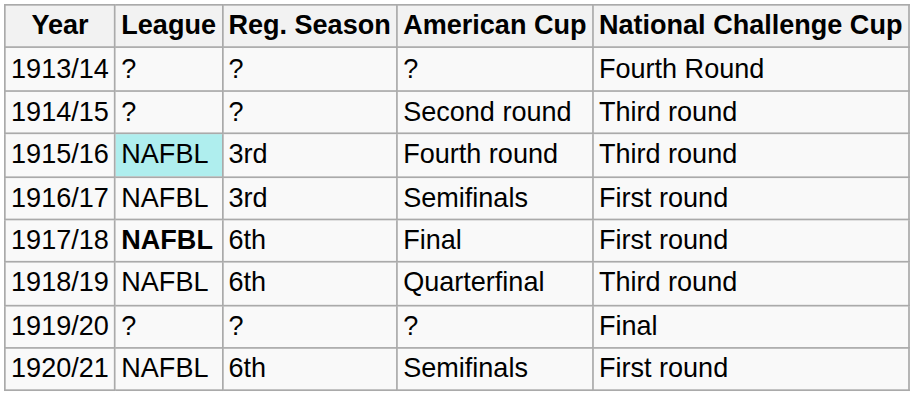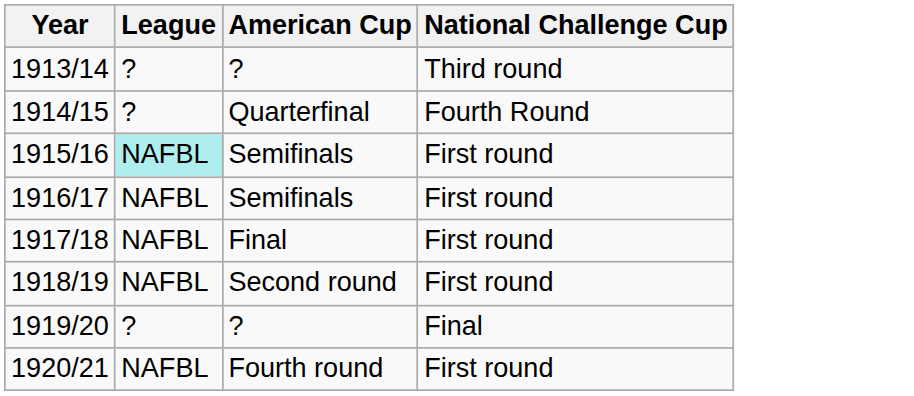- column: (310, 25)
(682, 68) Fourth Round -> (493, 68) Third round
(487, 111) Second round -> (299, 111) Quarterfinal
(668, 111) Third round -> (507, 111) Fourth Round
(481, 154) Fourth round -> (291, 154) Semifinals
(668, 154) Third round -> (489, 154) First round
(167, 240) bold -> (165, 240) normal
(474, 283) Quarterfinal -> (313, 283) Second round
(668, 283) Third round -> (489, 283) First round
(466, 369) Semifinals -> (306, 369) Fourth round
